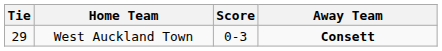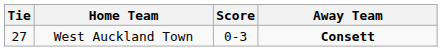(19, 36) 29 -> (19, 36) 27
